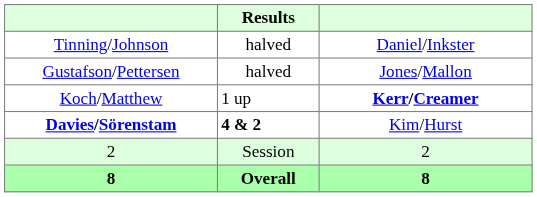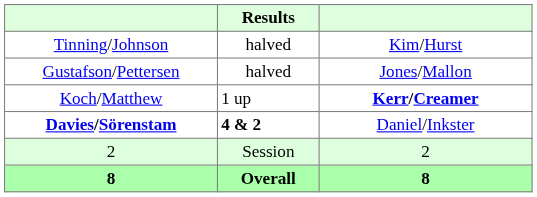(426, 44) Daniel/Inkster -> (426, 44) Kim/Hurst
(426, 124) Kim/Hurst -> (426, 124) Daniel/Inkster
